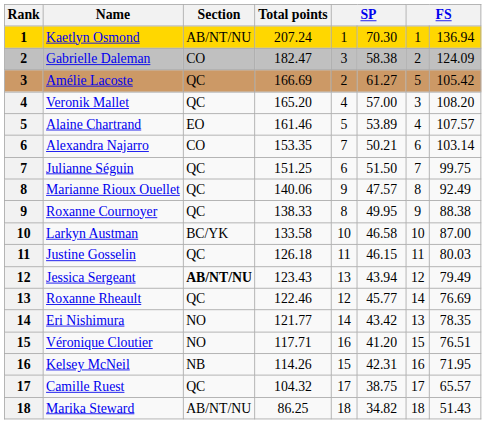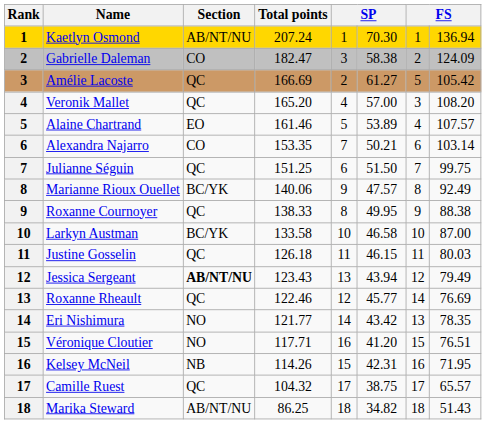(196, 189) QC -> (207, 189) BC/YK
